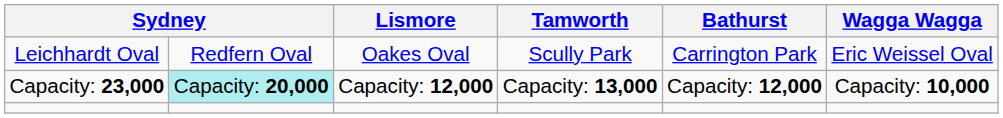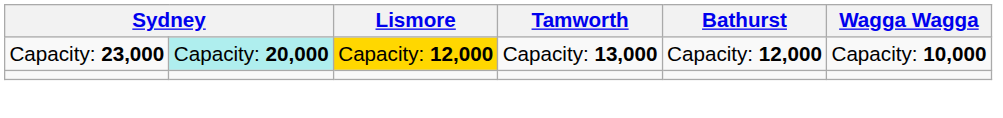- row: (87, 53)
(416, 86) no background -> (416, 53) gold background
